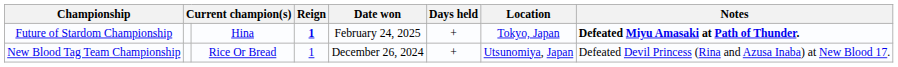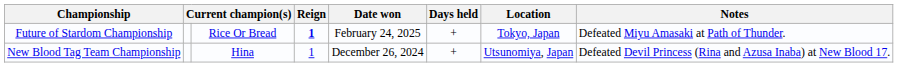(243, 33) Hina -> (243, 33) Rice Or Bread
(689, 33) bold -> (682, 33) normal
(243, 52) Rice Or Bread -> (243, 52) Hina
